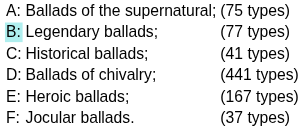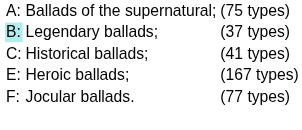(255, 32) (77 types) -> (255, 32) (37 types)
- row: (91, 75)
(255, 118) (37 types) -> (255, 97) (77 types)
